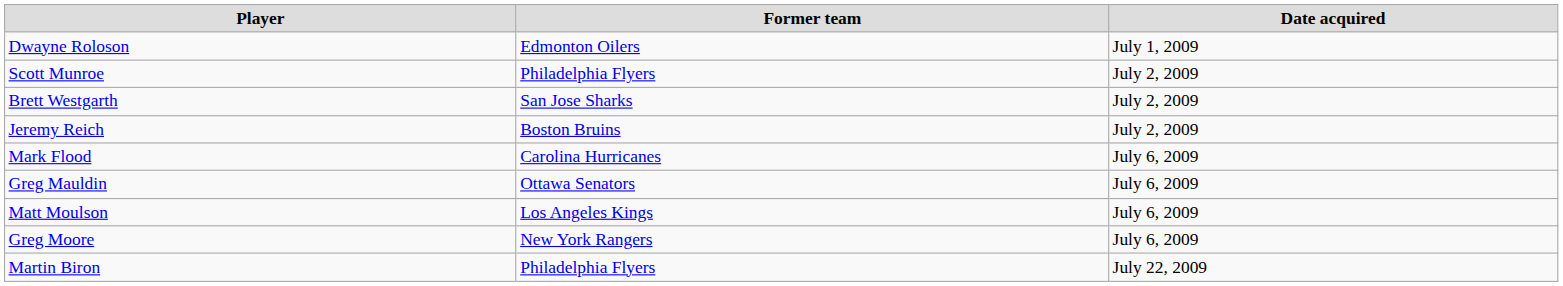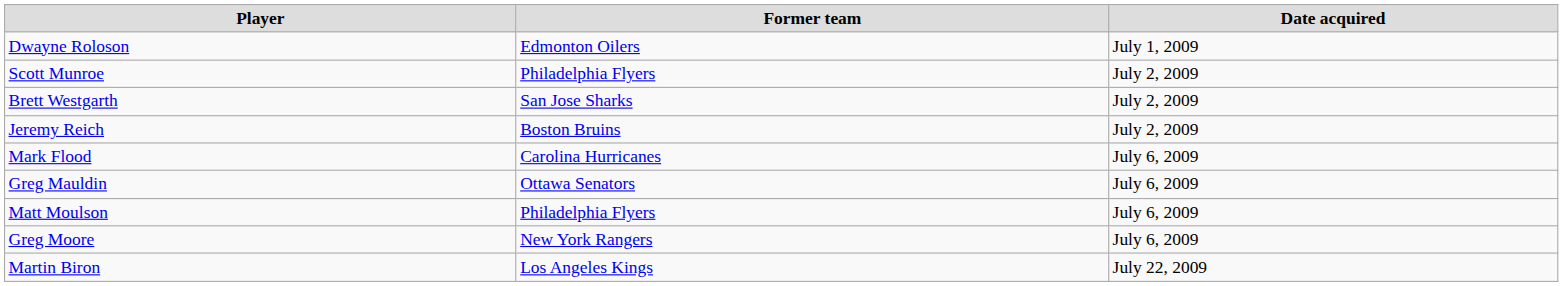(587, 211) Los Angeles Kings -> (588, 211) Philadelphia Flyers
(588, 267) Philadelphia Flyers -> (587, 267) Los Angeles Kings
